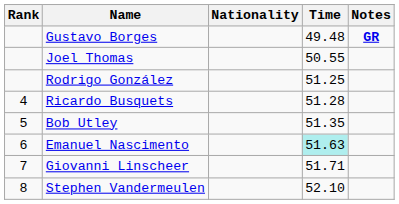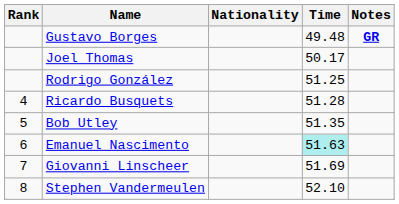(325, 59) 50.55 -> (325, 59) 50.17
(325, 167) 51.71 -> (325, 167) 51.69
